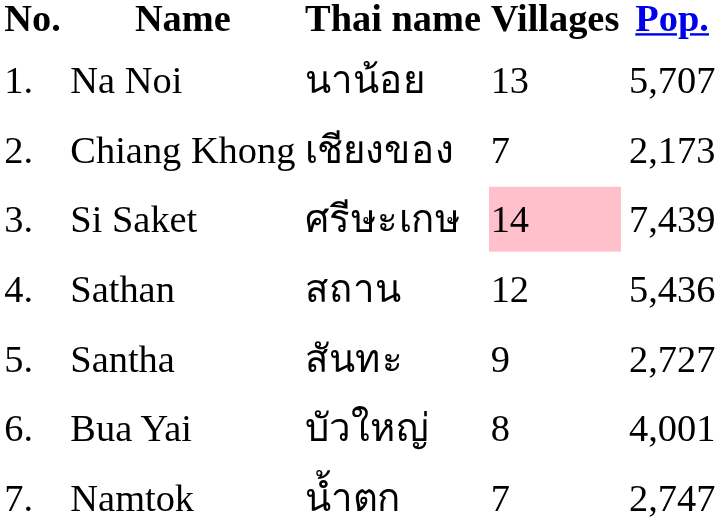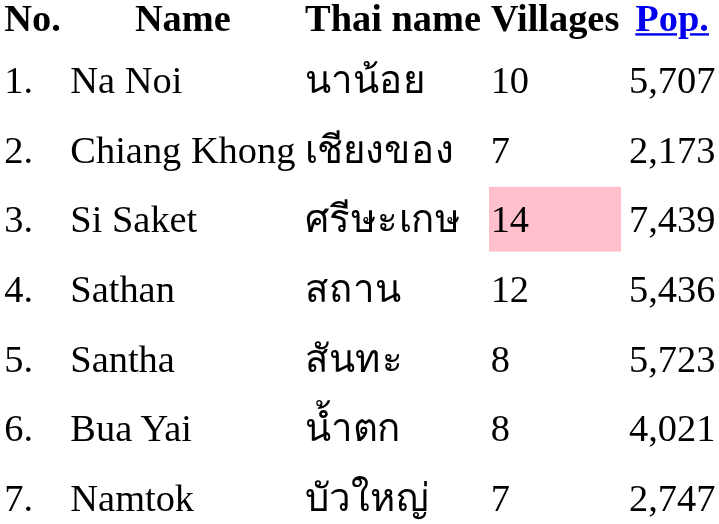(510, 79) 13 -> (510, 79) 10
(500, 357) 9 -> (500, 357) 8
(672, 357) 2,727 -> (672, 357) 5,723
(367, 428) บัวใหญ่ -> (353, 428) น้ำตก
(672, 427) 4,001 -> (672, 427) 4,021
(353, 498) น้ำตก -> (367, 498) บัวใหญ่
